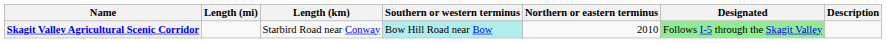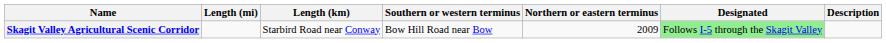(439, 29) paleturquoise background -> (439, 29) no background
(648, 29) 2010 -> (648, 29) 2009
